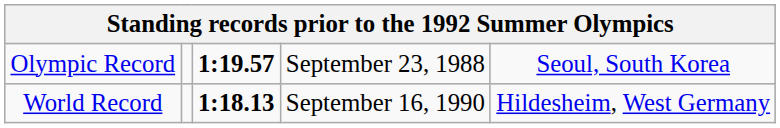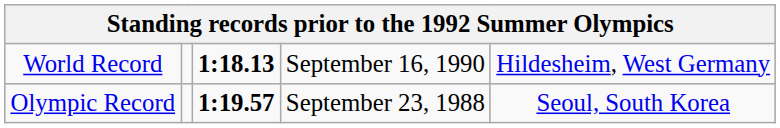rows swapped: (93, 102) <-> (93, 63)
